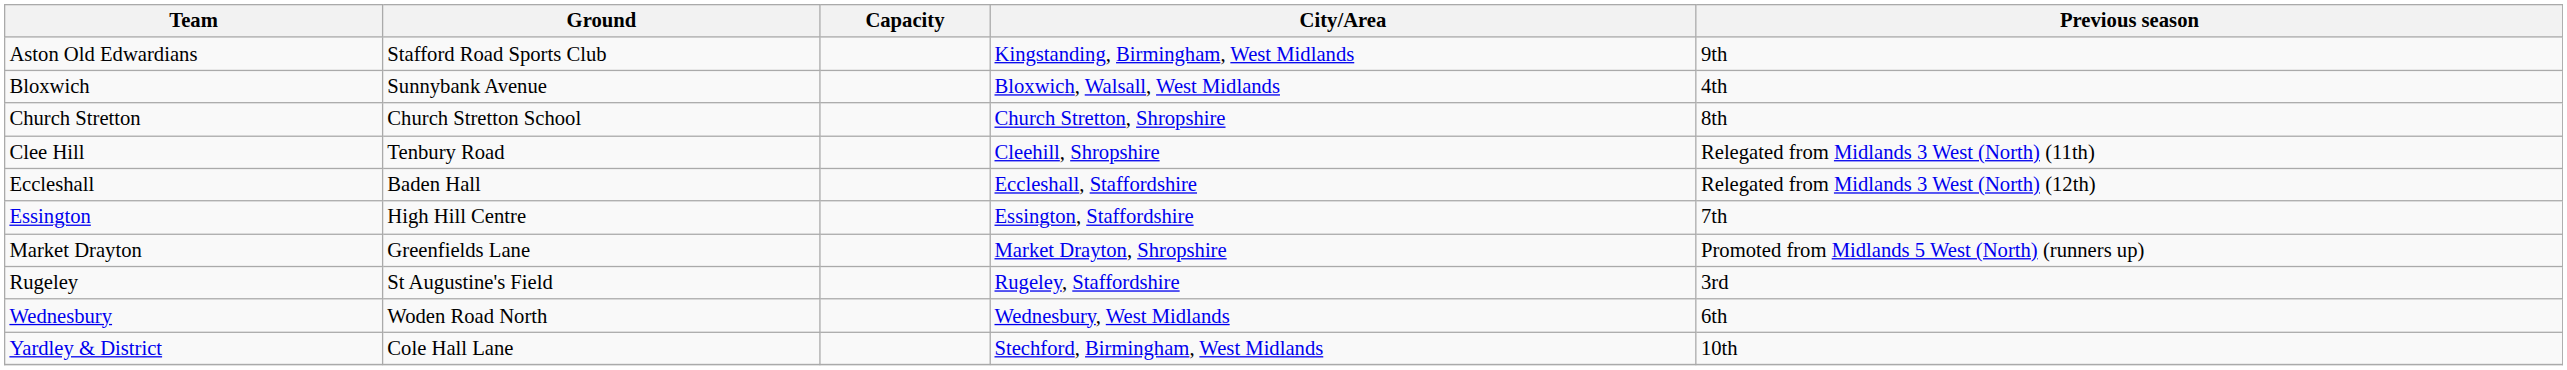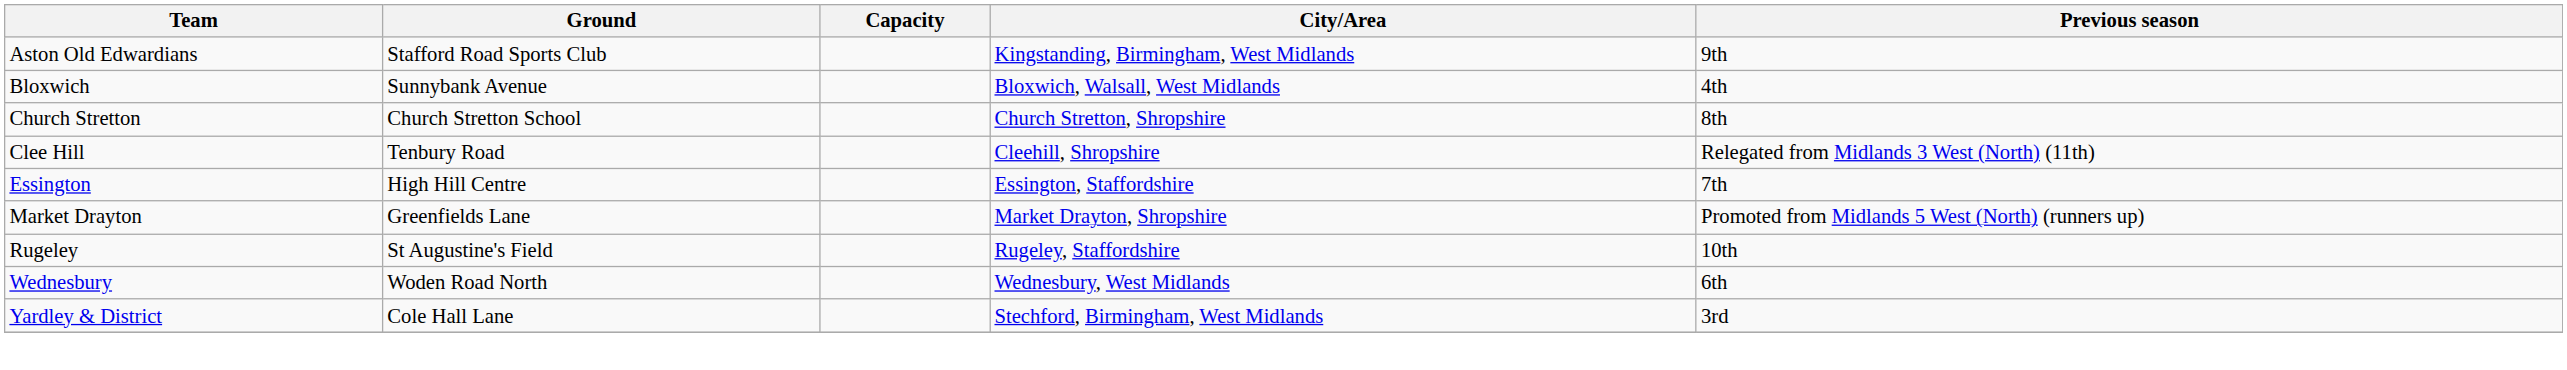- row: (52, 184)
(1715, 282) 3rd -> (1719, 250) 10th
(1719, 348) 10th -> (1715, 315) 3rd
